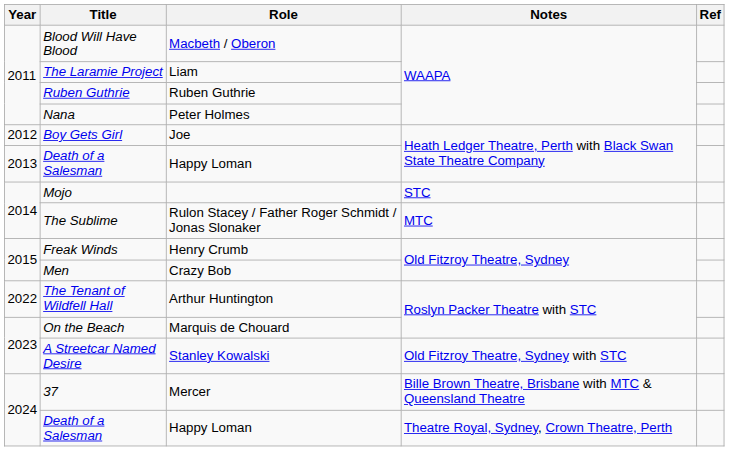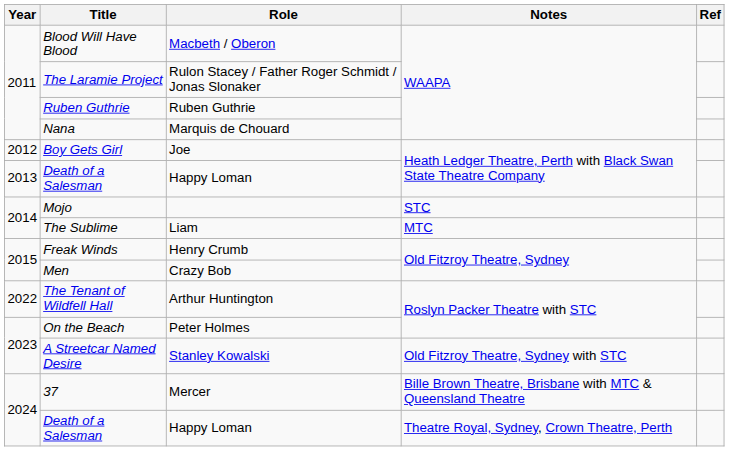(183, 72) Liam -> (283, 79) Rulon Stacey / Father Roger Schmidt / Jonas Slonaker
(209, 114) Peter Holmes -> (229, 129) Marquis de Chouard
(283, 220) Rulon Stacey / Father Roger Schmidt / Jonas Slonaker -> (183, 228) Liam
(229, 327) Marquis de Chouard -> (209, 327) Peter Holmes
